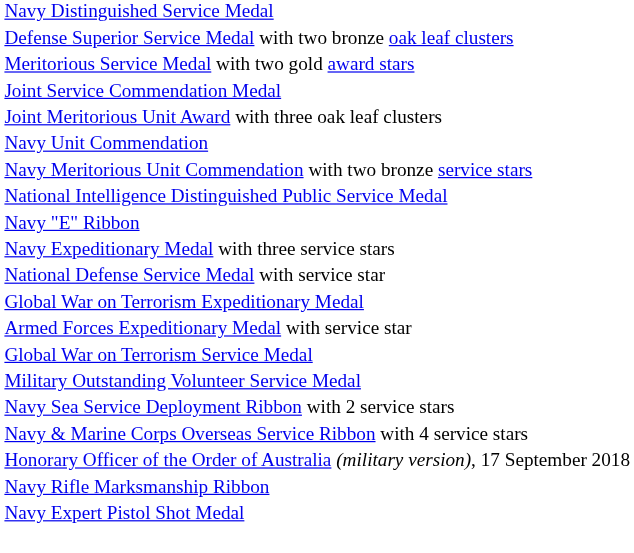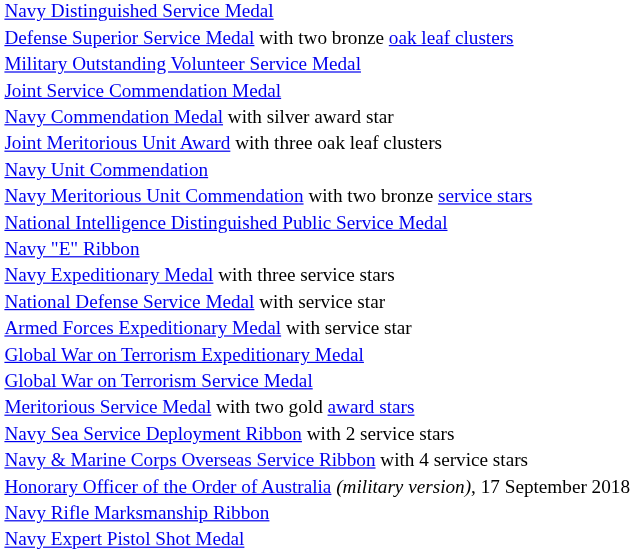rows swapped: (209, 64) <-> (183, 380)
+ row: (199, 116)
rows swapped: (208, 328) <-> (184, 301)
